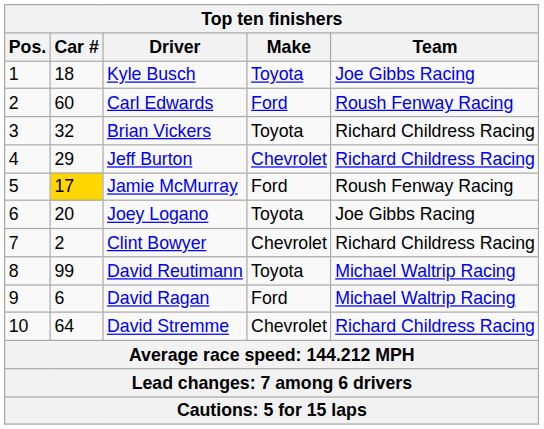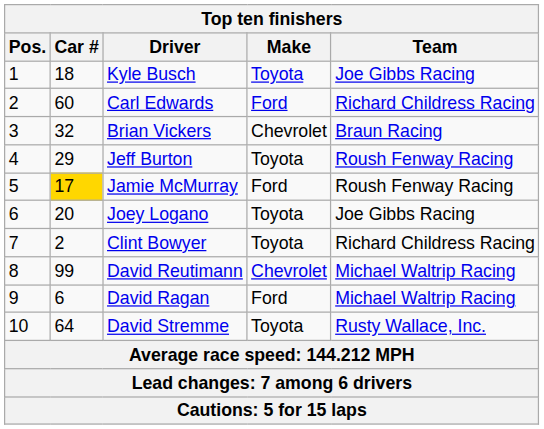(424, 103) Roush Fenway Racing -> (435, 103) Richard Childress Racing
(277, 131) Toyota -> (289, 131) Chevrolet
(435, 131) Richard Childress Racing -> (389, 131) Braun Racing
(289, 159) Chevrolet -> (277, 159) Toyota
(435, 159) Richard Childress Racing -> (424, 159) Roush Fenway Racing
(289, 243) Chevrolet -> (277, 243) Toyota
(277, 271) Toyota -> (289, 271) Chevrolet
(289, 327) Chevrolet -> (277, 327) Toyota
(435, 327) Richard Childress Racing -> (411, 327) Rusty Wallace, Inc.
